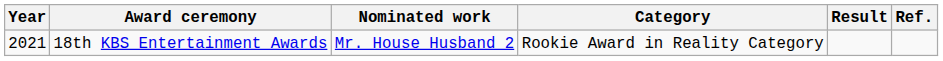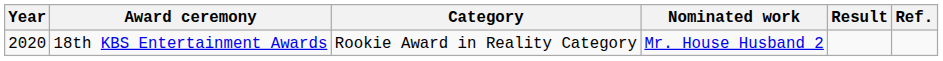columns swapped: (673, 17) <-> (425, 17)
(27, 43) 2021 -> (27, 43) 2020
